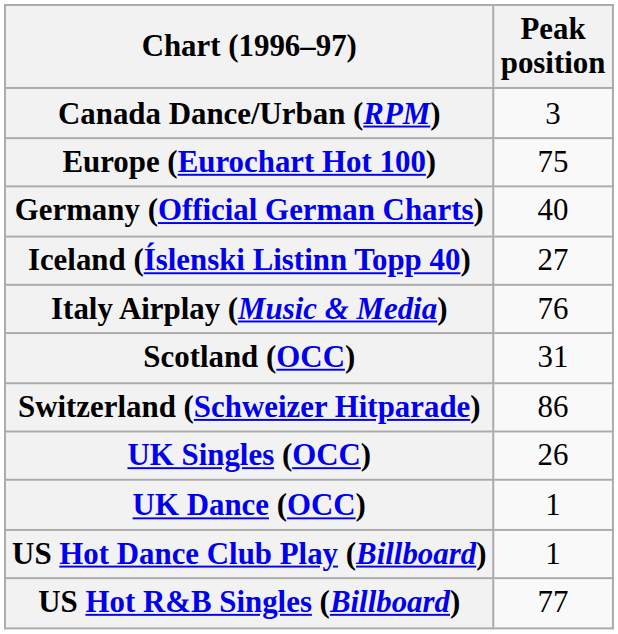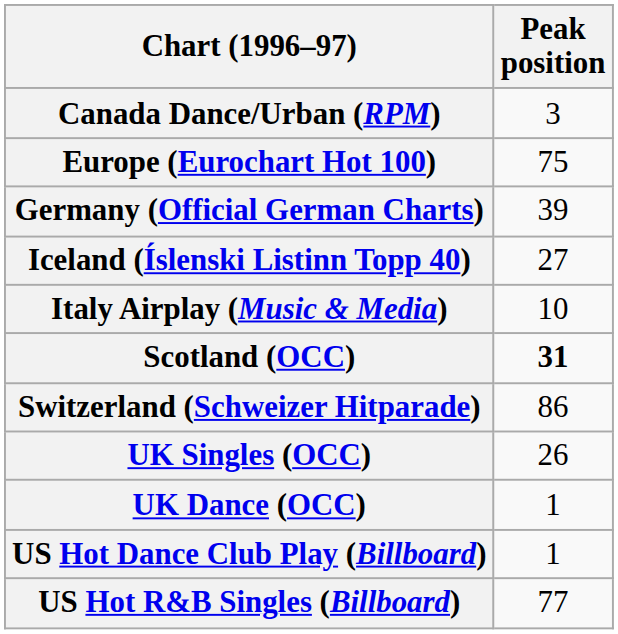(553, 210) 40 -> (553, 210) 39
(553, 308) 76 -> (553, 308) 10
(553, 357) normal -> (553, 357) bold
